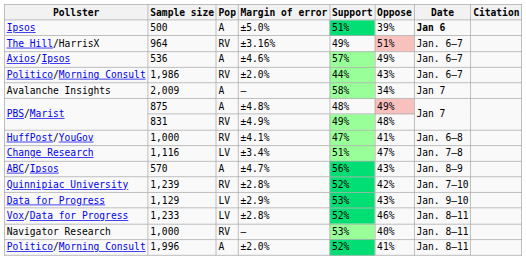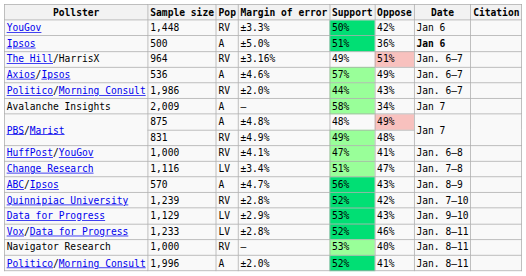+ row: (24, 28)
(386, 28) 39% -> (386, 44) 36%
